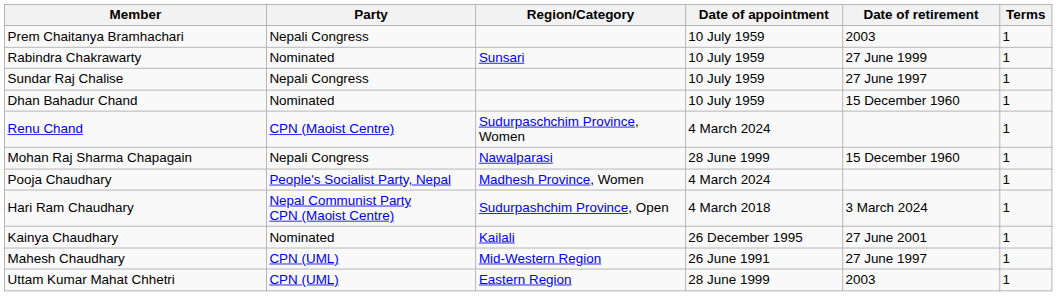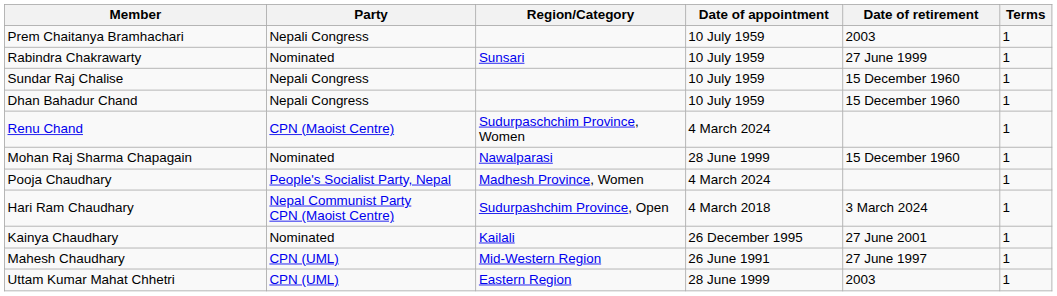(886, 79) 27 June 1997 -> (903, 79) 15 December 1960
(302, 100) Nominated -> (319, 100) Nepali Congress
(319, 158) Nepali Congress -> (302, 158) Nominated
